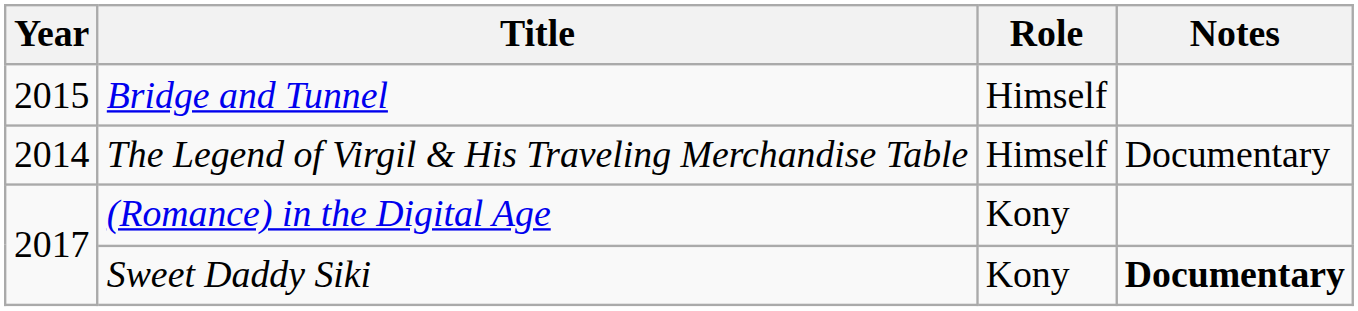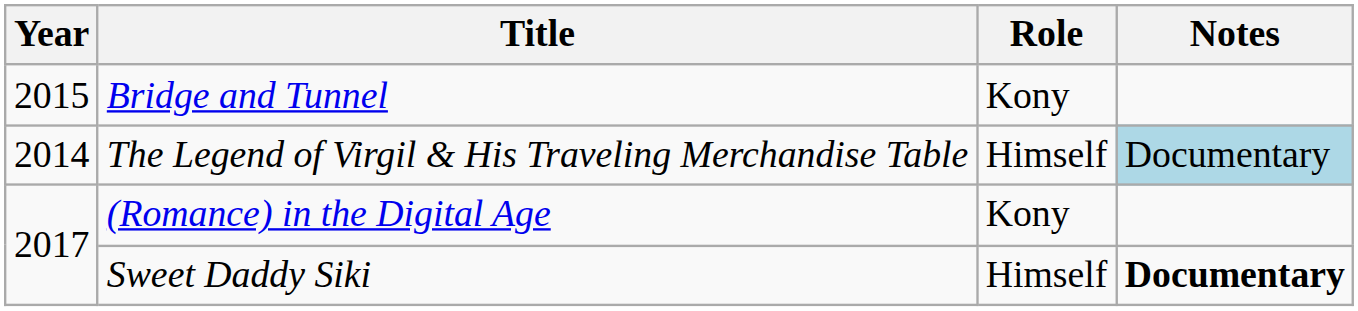(1047, 94) Himself -> (1028, 94) Kony
(1227, 154) no background -> (1227, 154) lightblue background
(1028, 273) Kony -> (1047, 273) Himself
